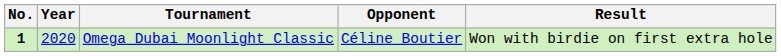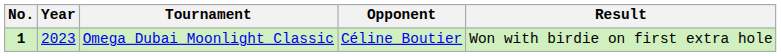(58, 40) 2020 -> (58, 40) 2023
